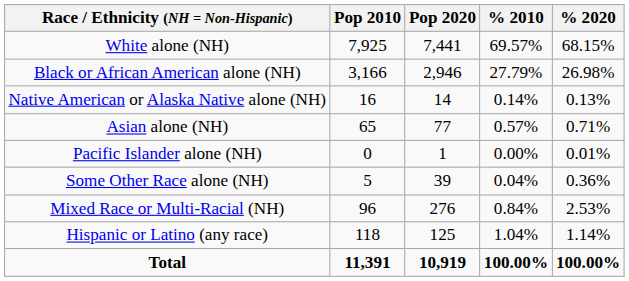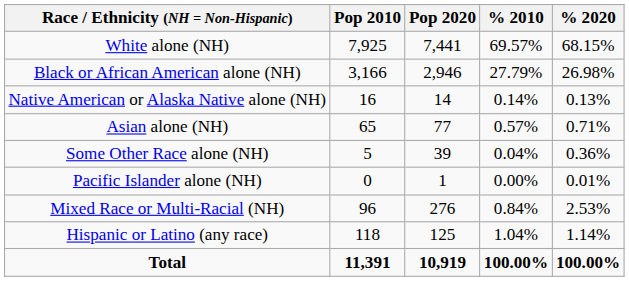rows swapped: (167, 153) <-> (167, 180)
